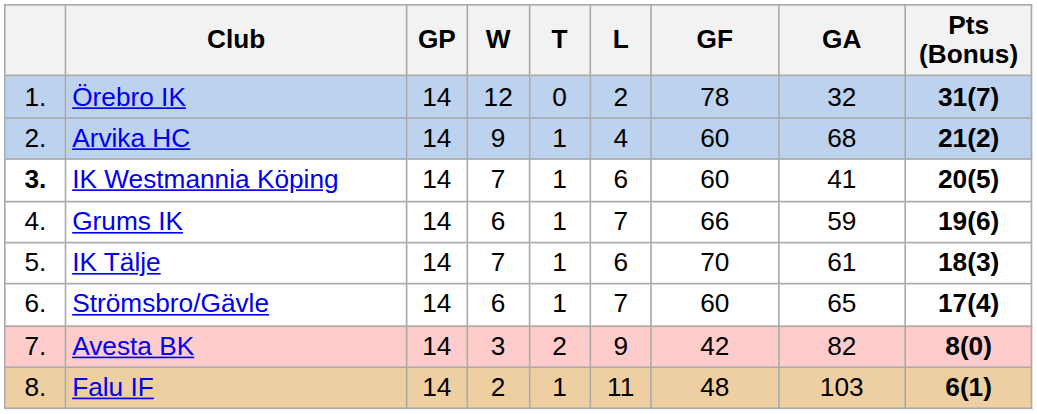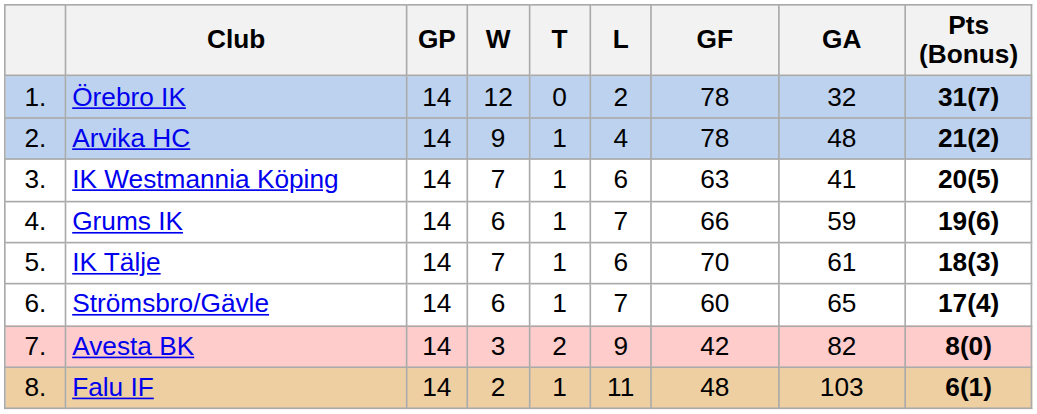(715, 138) 60 -> (715, 138) 78
(842, 138) 68 -> (842, 138) 48
(35, 179) bold -> (35, 179) normal
(715, 179) 60 -> (715, 179) 63
